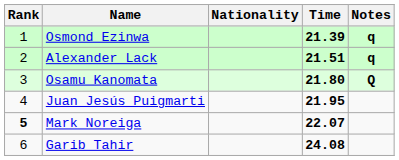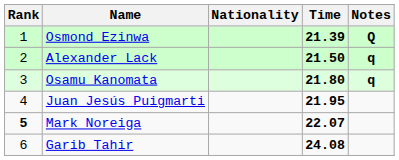(371, 37) q -> (371, 37) Q
(325, 59) 21.51 -> (325, 59) 21.50
(371, 80) Q -> (371, 80) q
